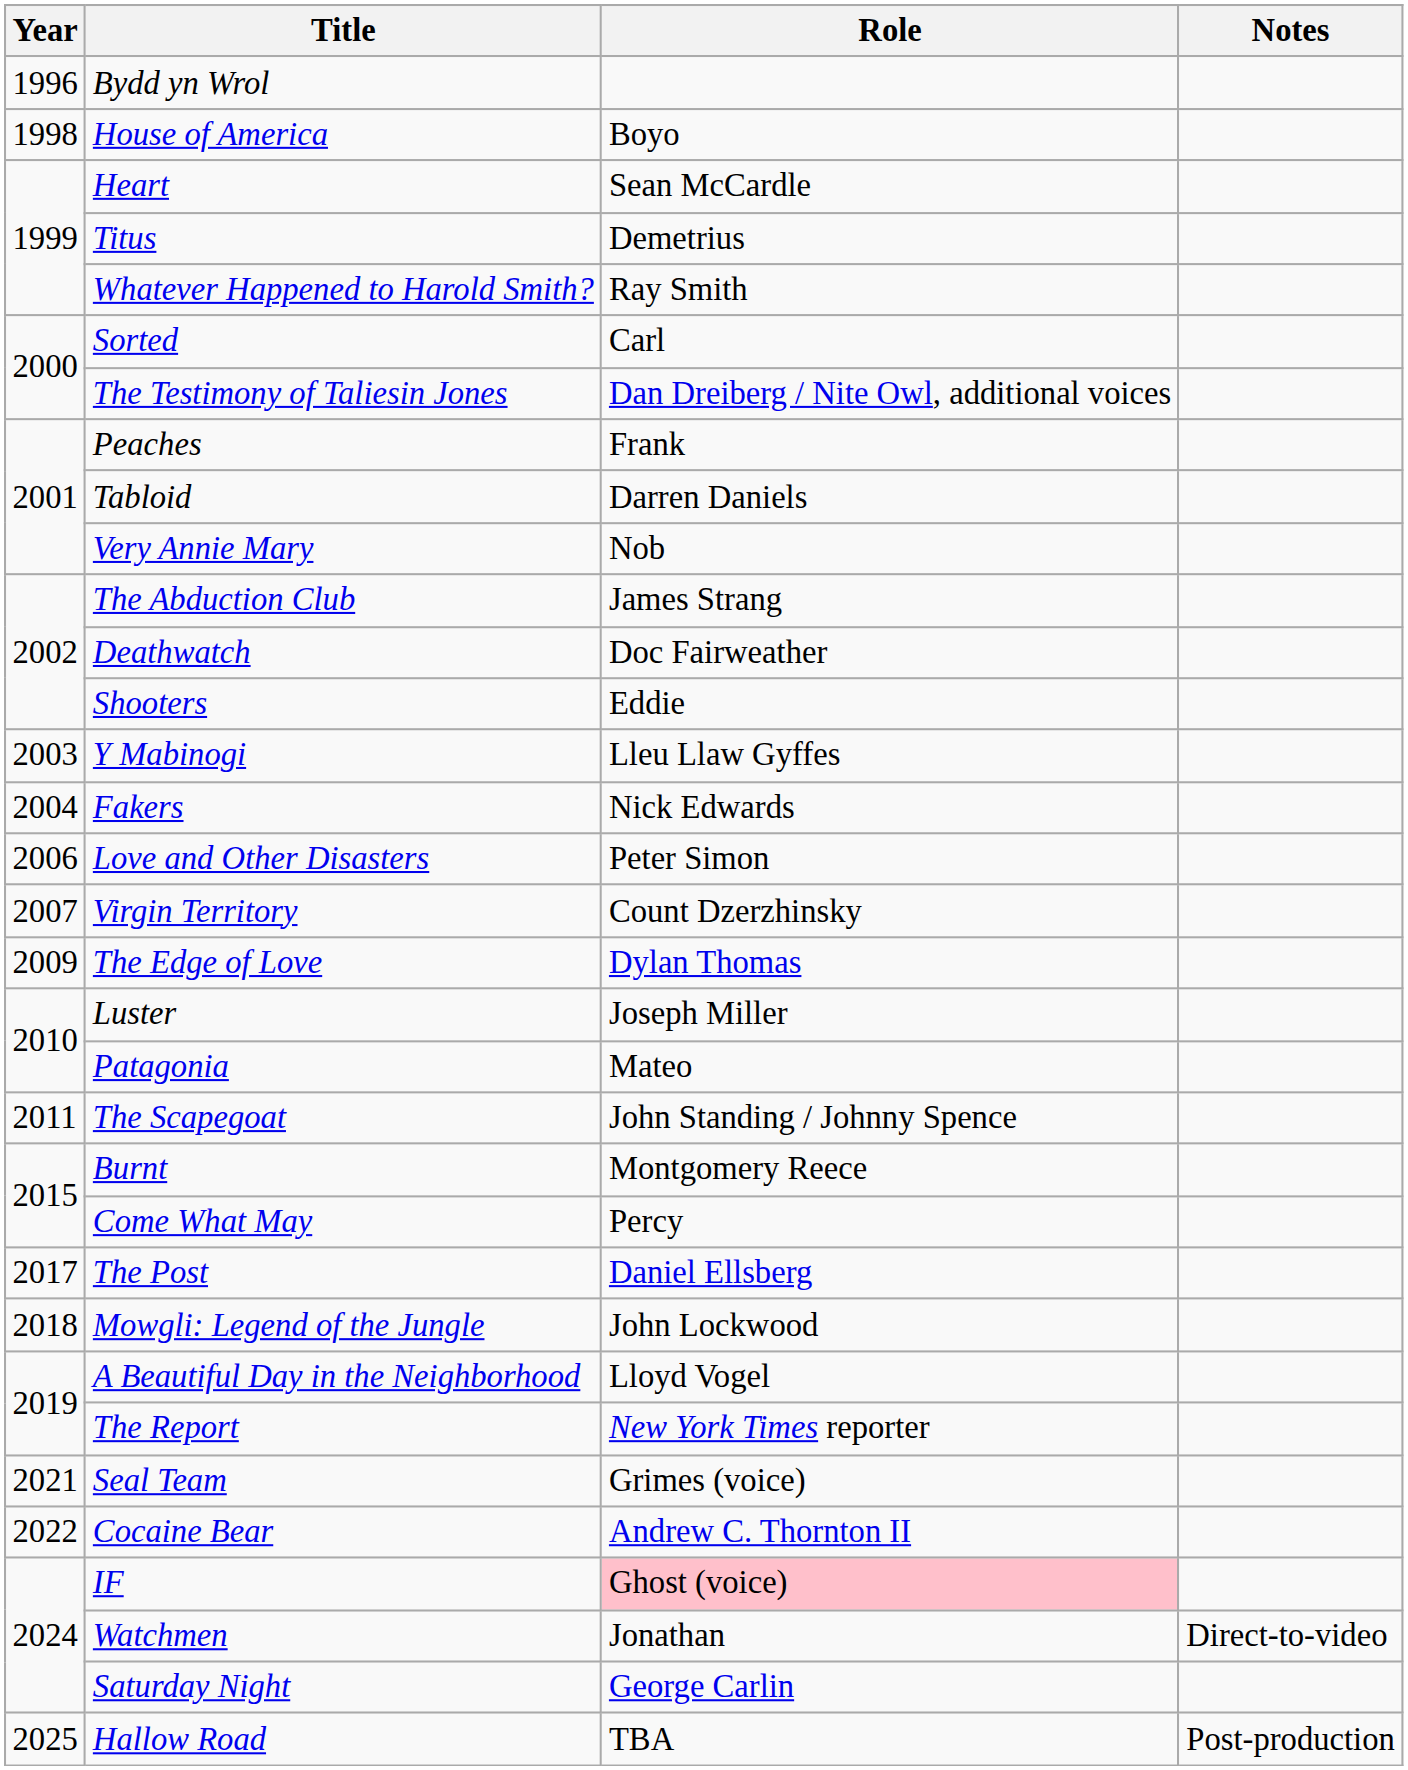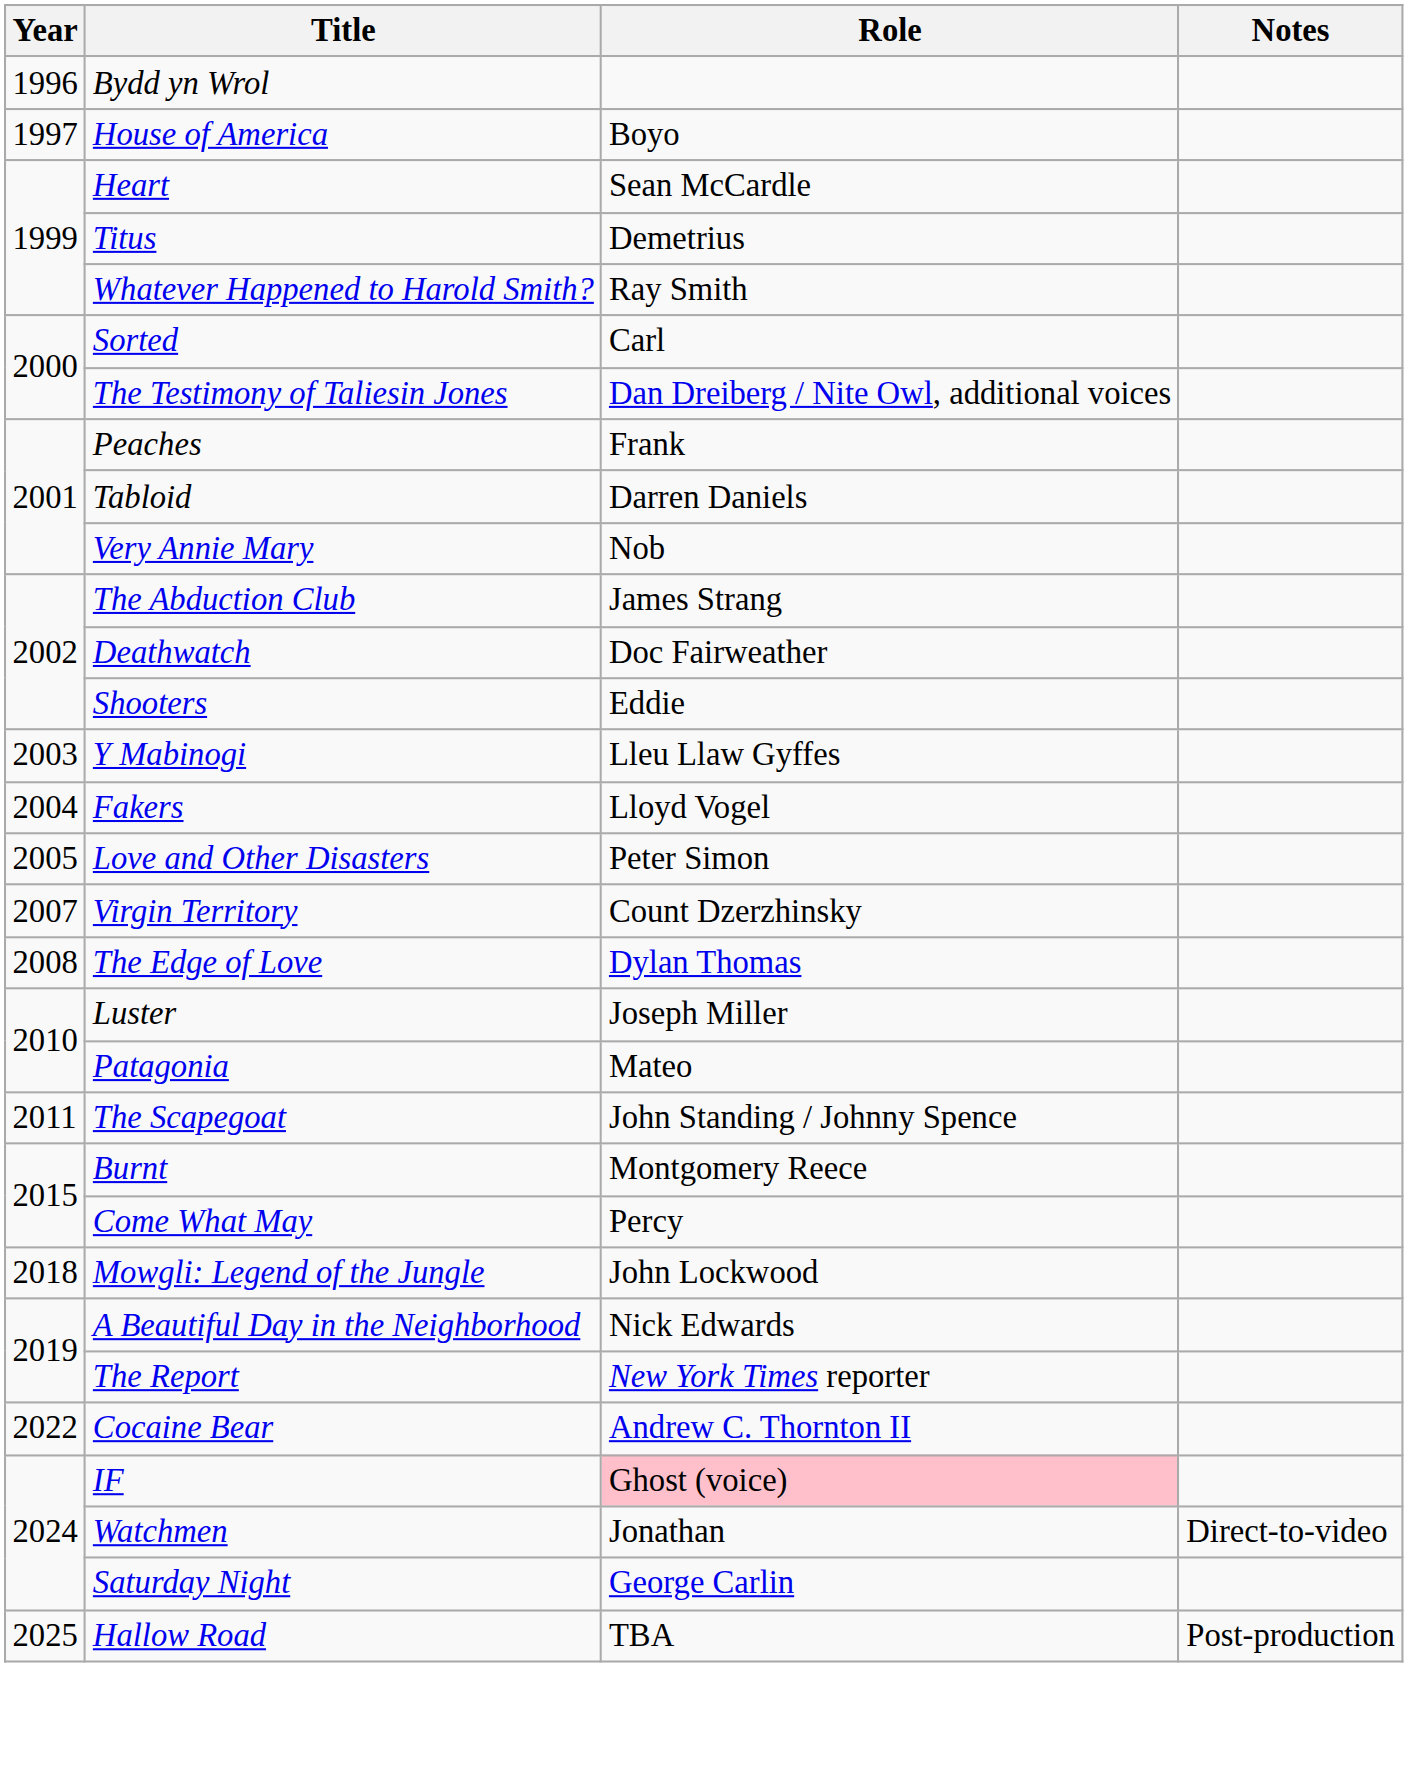(45, 133) 1998 -> (45, 133) 1997
(702, 806) Nick Edwards -> (689, 806) Lloyd Vogel
(45, 858) 2006 -> (45, 858) 2005
(45, 962) 2009 -> (45, 962) 2008
- row: (150, 1272)
(689, 1376) Lloyd Vogel -> (702, 1324) Nick Edwards
- row: (160, 1479)
